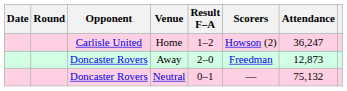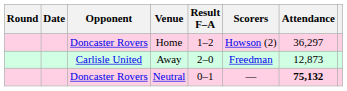columns swapped: (49, 19) <-> (18, 19)
(109, 42) Carlisle United -> (109, 42) Doncaster Rovers
(308, 42) 36,247 -> (308, 42) 36,297
(109, 59) Doncaster Rovers -> (109, 59) Carlisle United
(308, 77) normal -> (308, 77) bold
